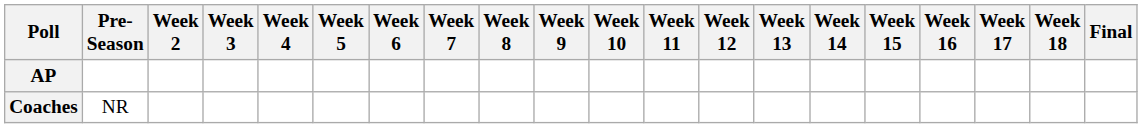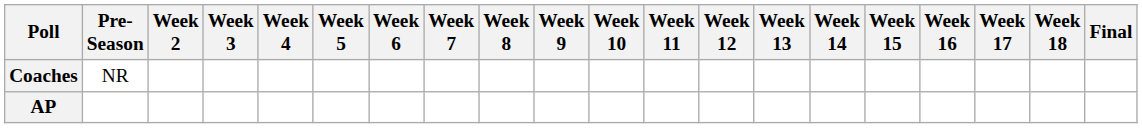rows swapped: (43, 75) <-> (43, 107)
